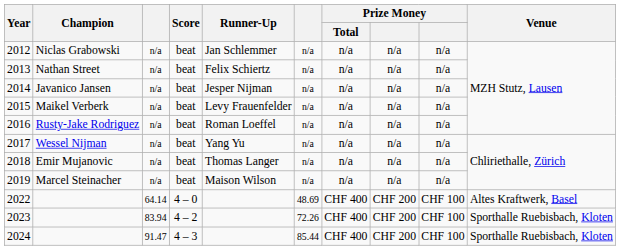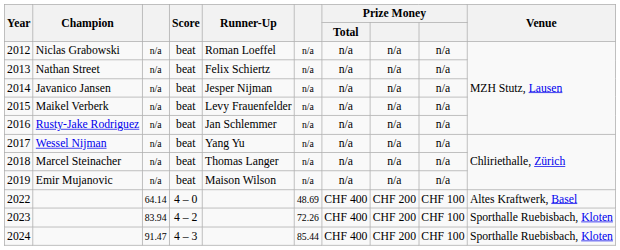(241, 50) Jan Schlemmer -> (240, 50) Roman Loeffel
(240, 124) Roman Loeffel -> (241, 124) Jan Schlemmer
(74, 161) Emir Mujanovic -> (78, 161) Marcel Steinacher
(78, 180) Marcel Steinacher -> (74, 180) Emir Mujanovic
